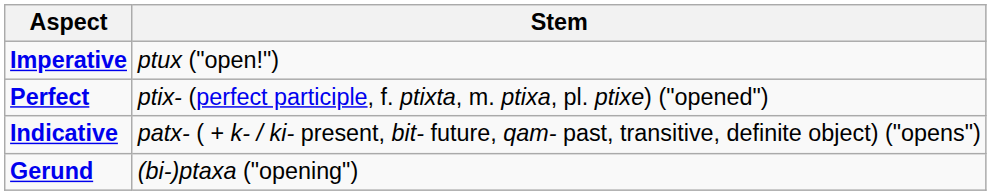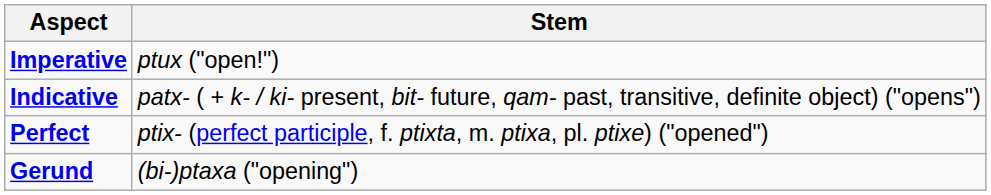rows swapped: (64, 134) <-> (50, 97)
